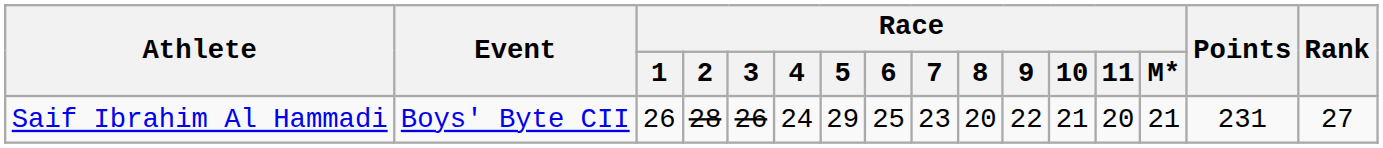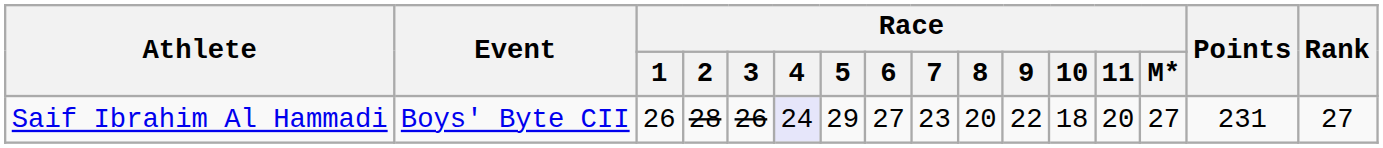(797, 119) no background -> (797, 119) lavender background
(889, 119) 25 -> (889, 119) 27
(1072, 119) 21 -> (1072, 119) 18
(1164, 119) 21 -> (1164, 119) 27
